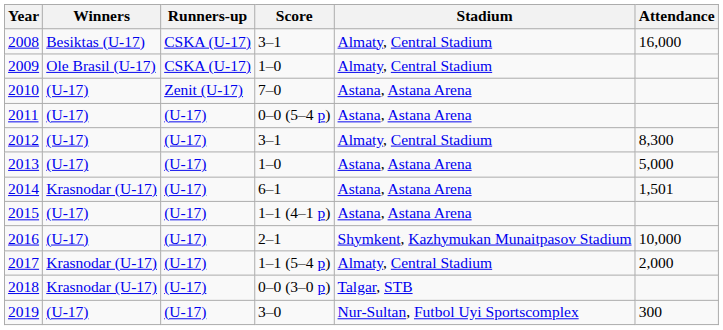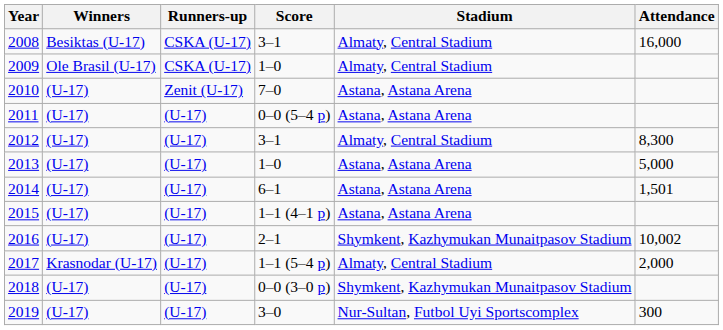(102, 189) Krasnodar (U-17) -> (67, 189) (U-17)
(660, 238) 10,000 -> (660, 238) 10,002
(102, 287) Krasnodar (U-17) -> (67, 287) (U-17)
(375, 287) Talgar, STB -> (485, 287) Shymkent, Kazhymukan Munaitpasov Stadium
